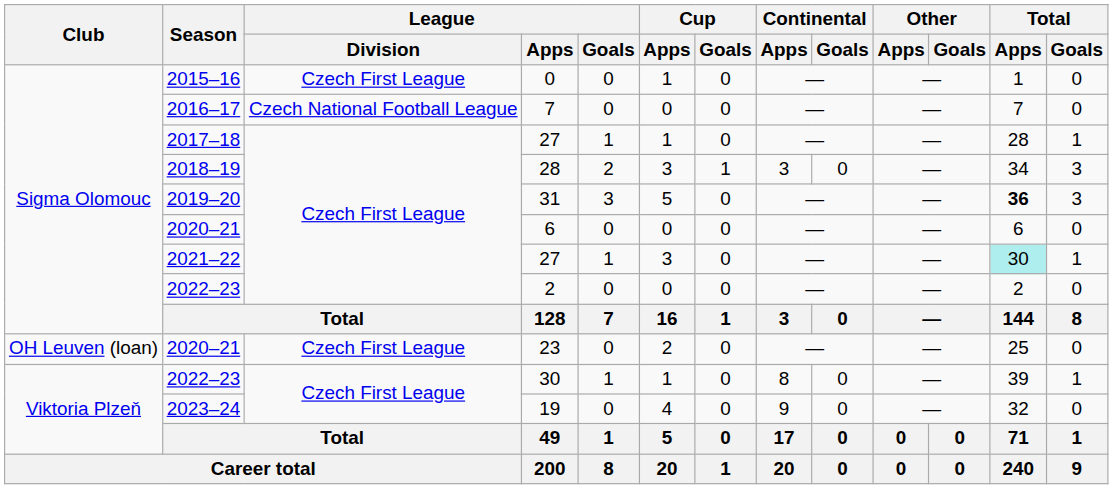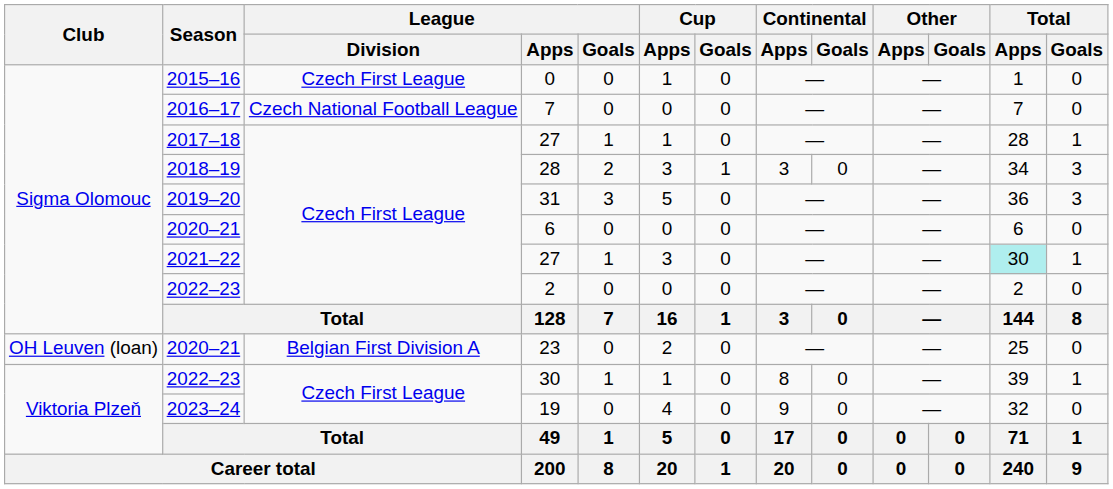(1018, 199) bold -> (1018, 199) normal
(383, 348) Czech First League -> (383, 348) Belgian First Division A
